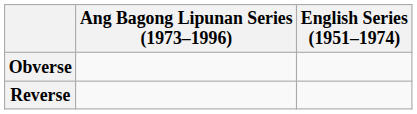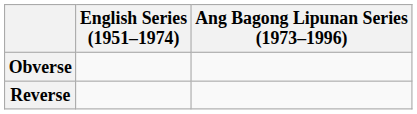columns swapped: (354, 28) <-> (186, 28)
